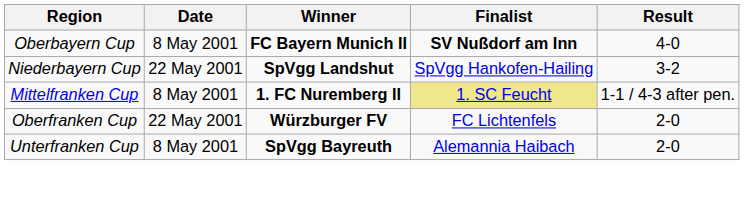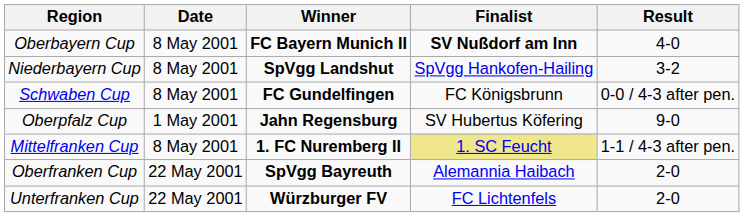(195, 69) 22 May 2001 -> (195, 69) 8 May 2001
+ row: (74, 95)
+ row: (74, 120)
(329, 120) Würzburger FV -> (329, 172) SpVgg Bayreuth
(504, 120) FC Lichtenfels -> (504, 172) Alemannia Haibach
(195, 146) 8 May 2001 -> (195, 198) 22 May 2001
(329, 146) SpVgg Bayreuth -> (329, 198) Würzburger FV
(504, 146) Alemannia Haibach -> (504, 198) FC Lichtenfels
